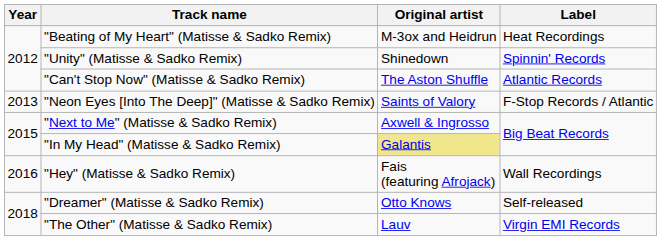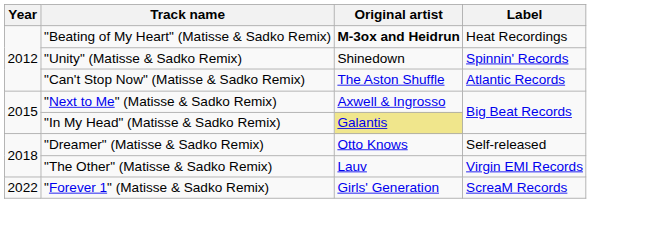(439, 36) normal -> (399, 36) bold
- row: (209, 101)
- row: (140, 173)
+ row: (157, 187)
